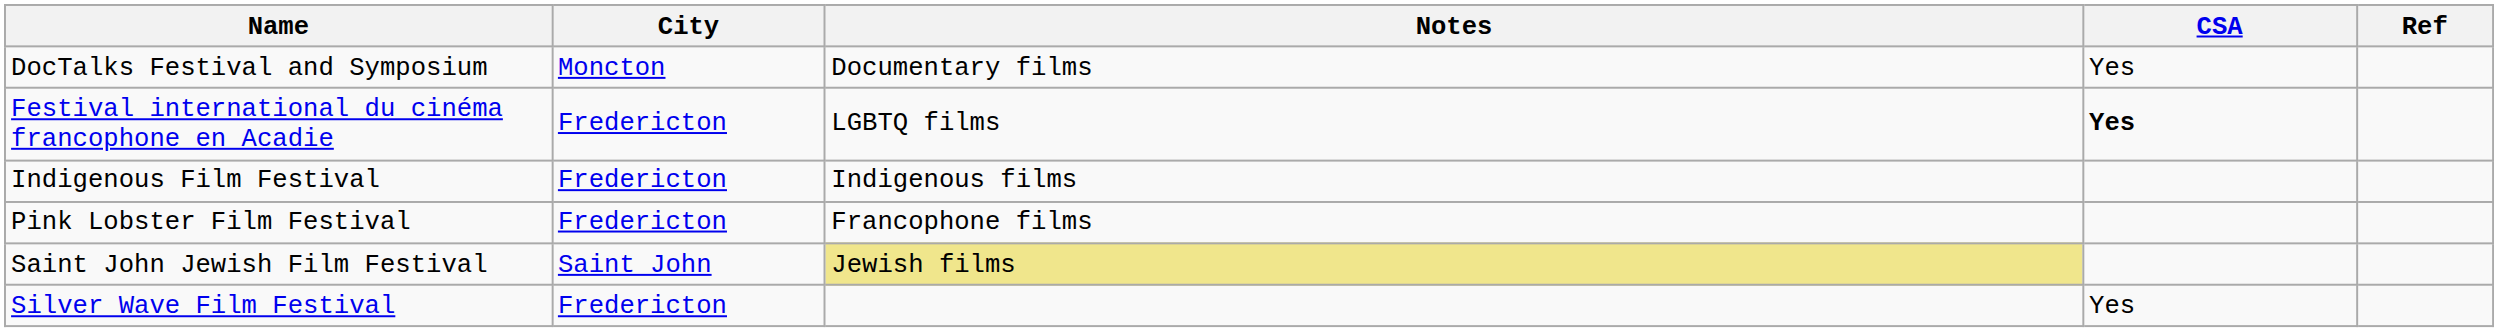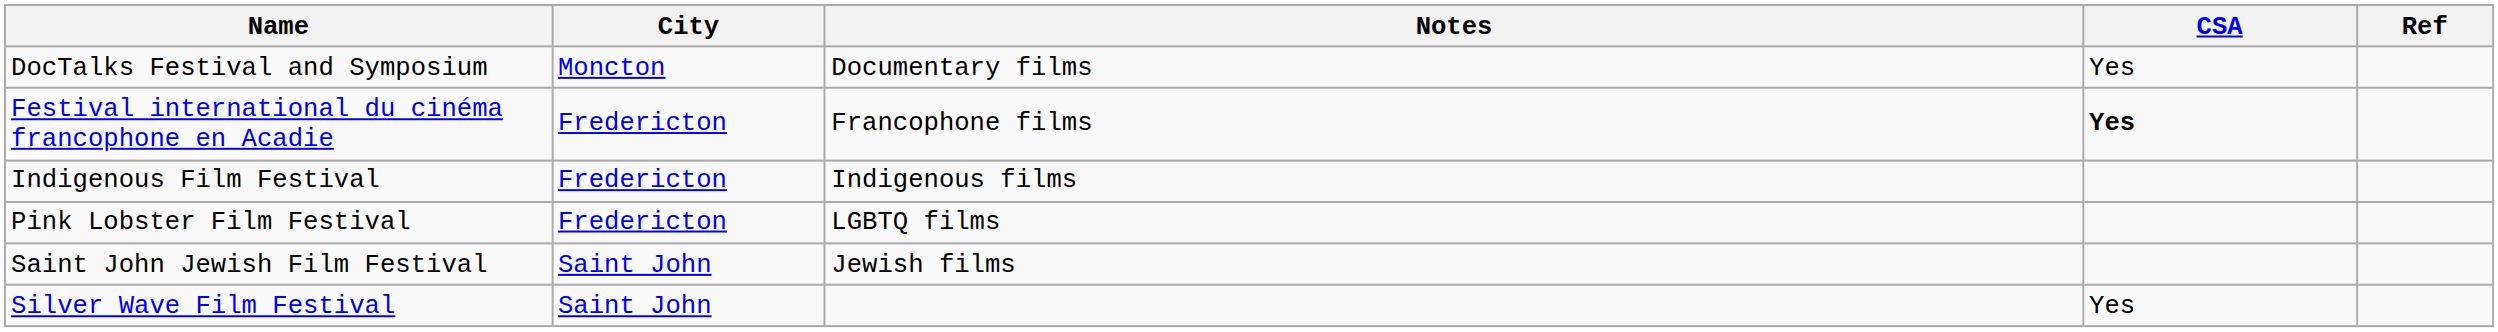(916, 124) LGBTQ films -> (962, 124) Francophone films
(962, 222) Francophone films -> (916, 222) LGBTQ films
(924, 264) khaki background -> (924, 264) no background
(642, 306) Fredericton -> (635, 306) Saint John
